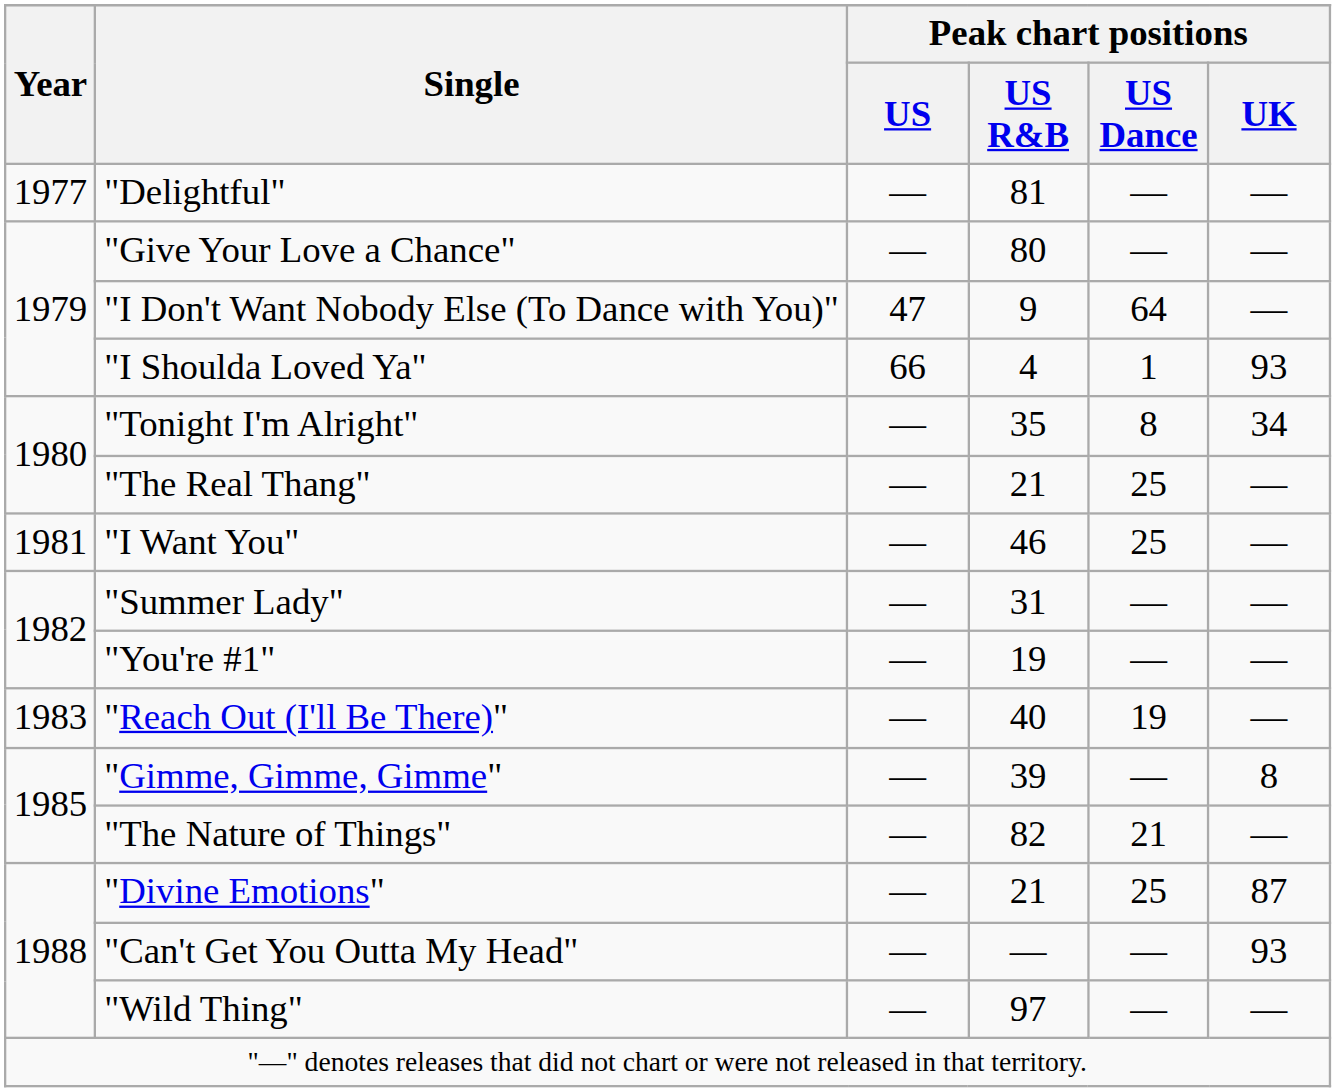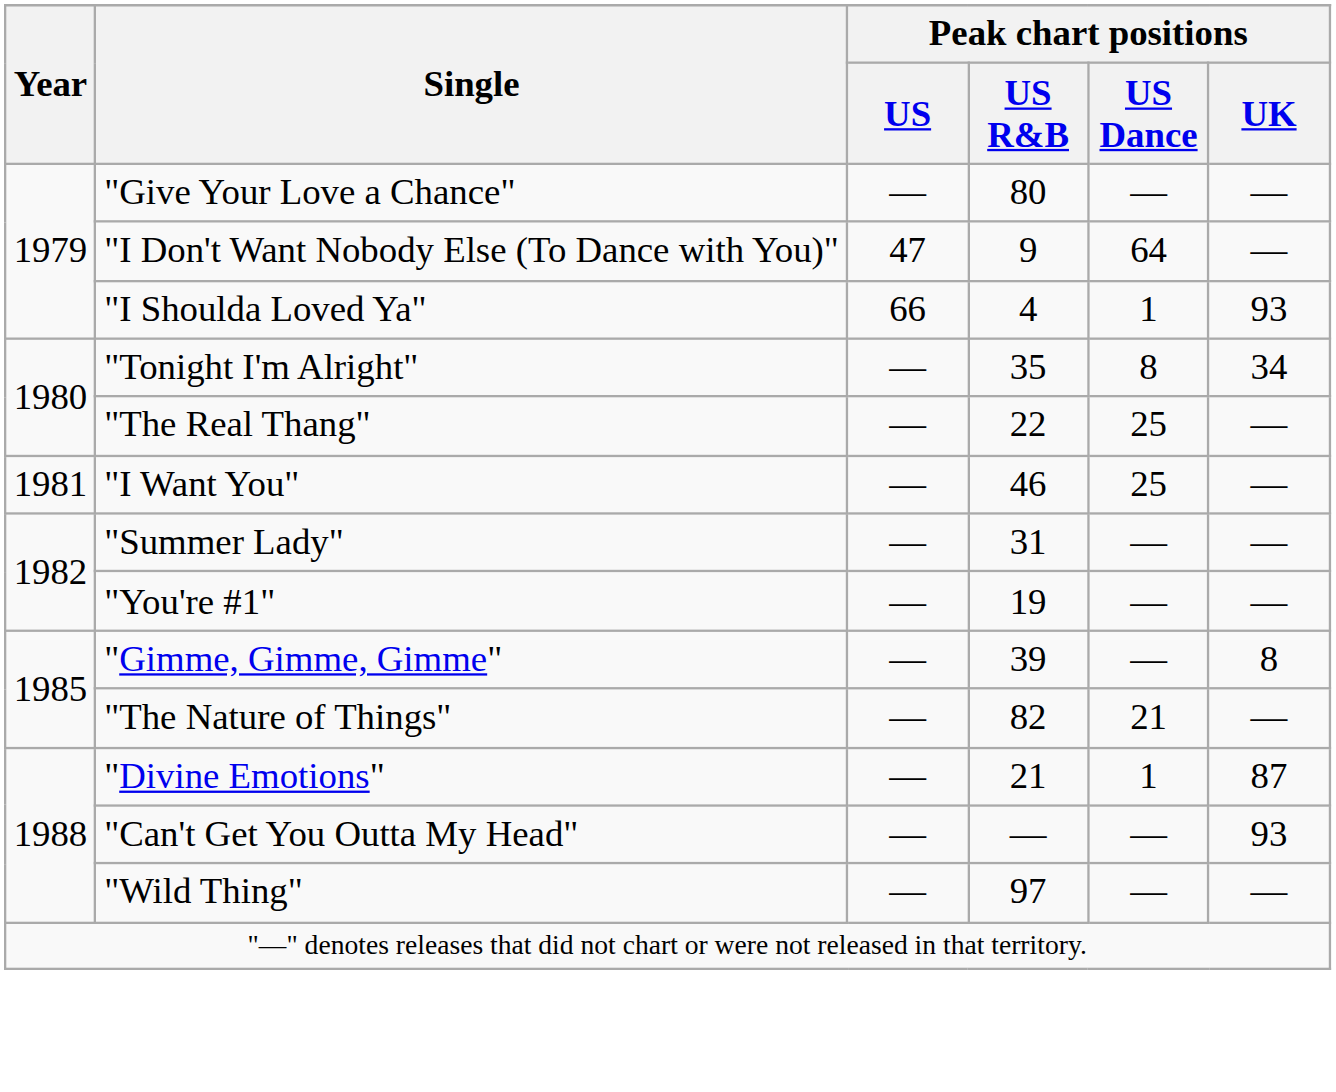- row: (195, 191)
(1028, 483) 21 -> (1028, 425) 22
- row: (306, 717)
(1149, 892) 25 -> (1149, 775) 1
